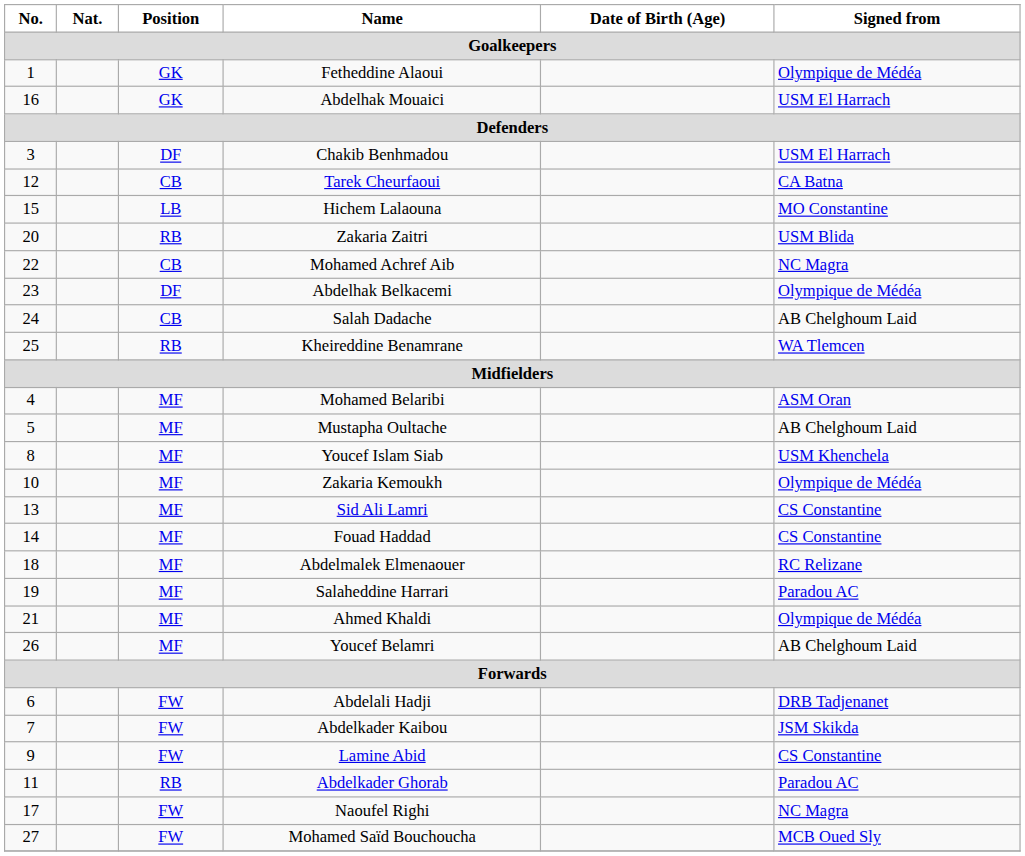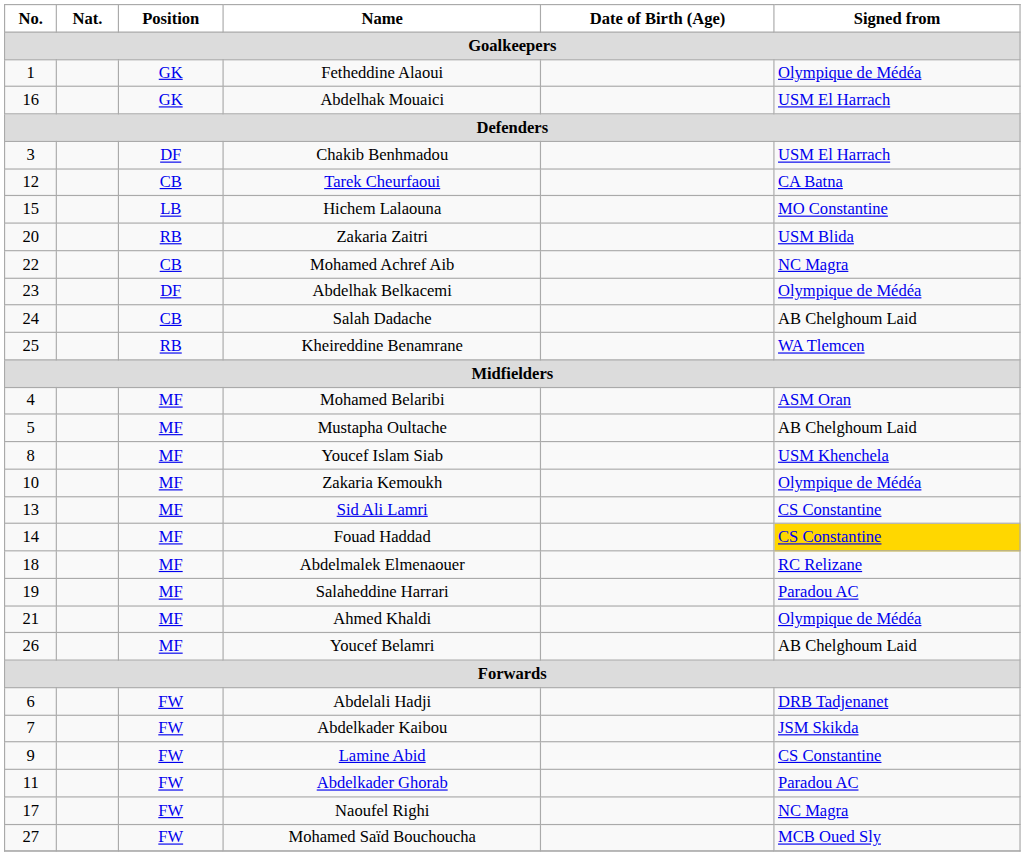(830, 537) no background -> (830, 537) gold background
(171, 783) RB -> (171, 783) FW
